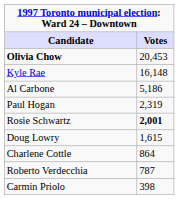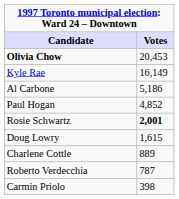(153, 72) 16,148 -> (153, 72) 16,149
(151, 105) 2,319 -> (151, 105) 4,852
(147, 154) 864 -> (147, 154) 889
